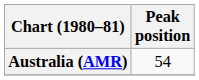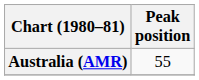(163, 61) 54 -> (163, 61) 55
